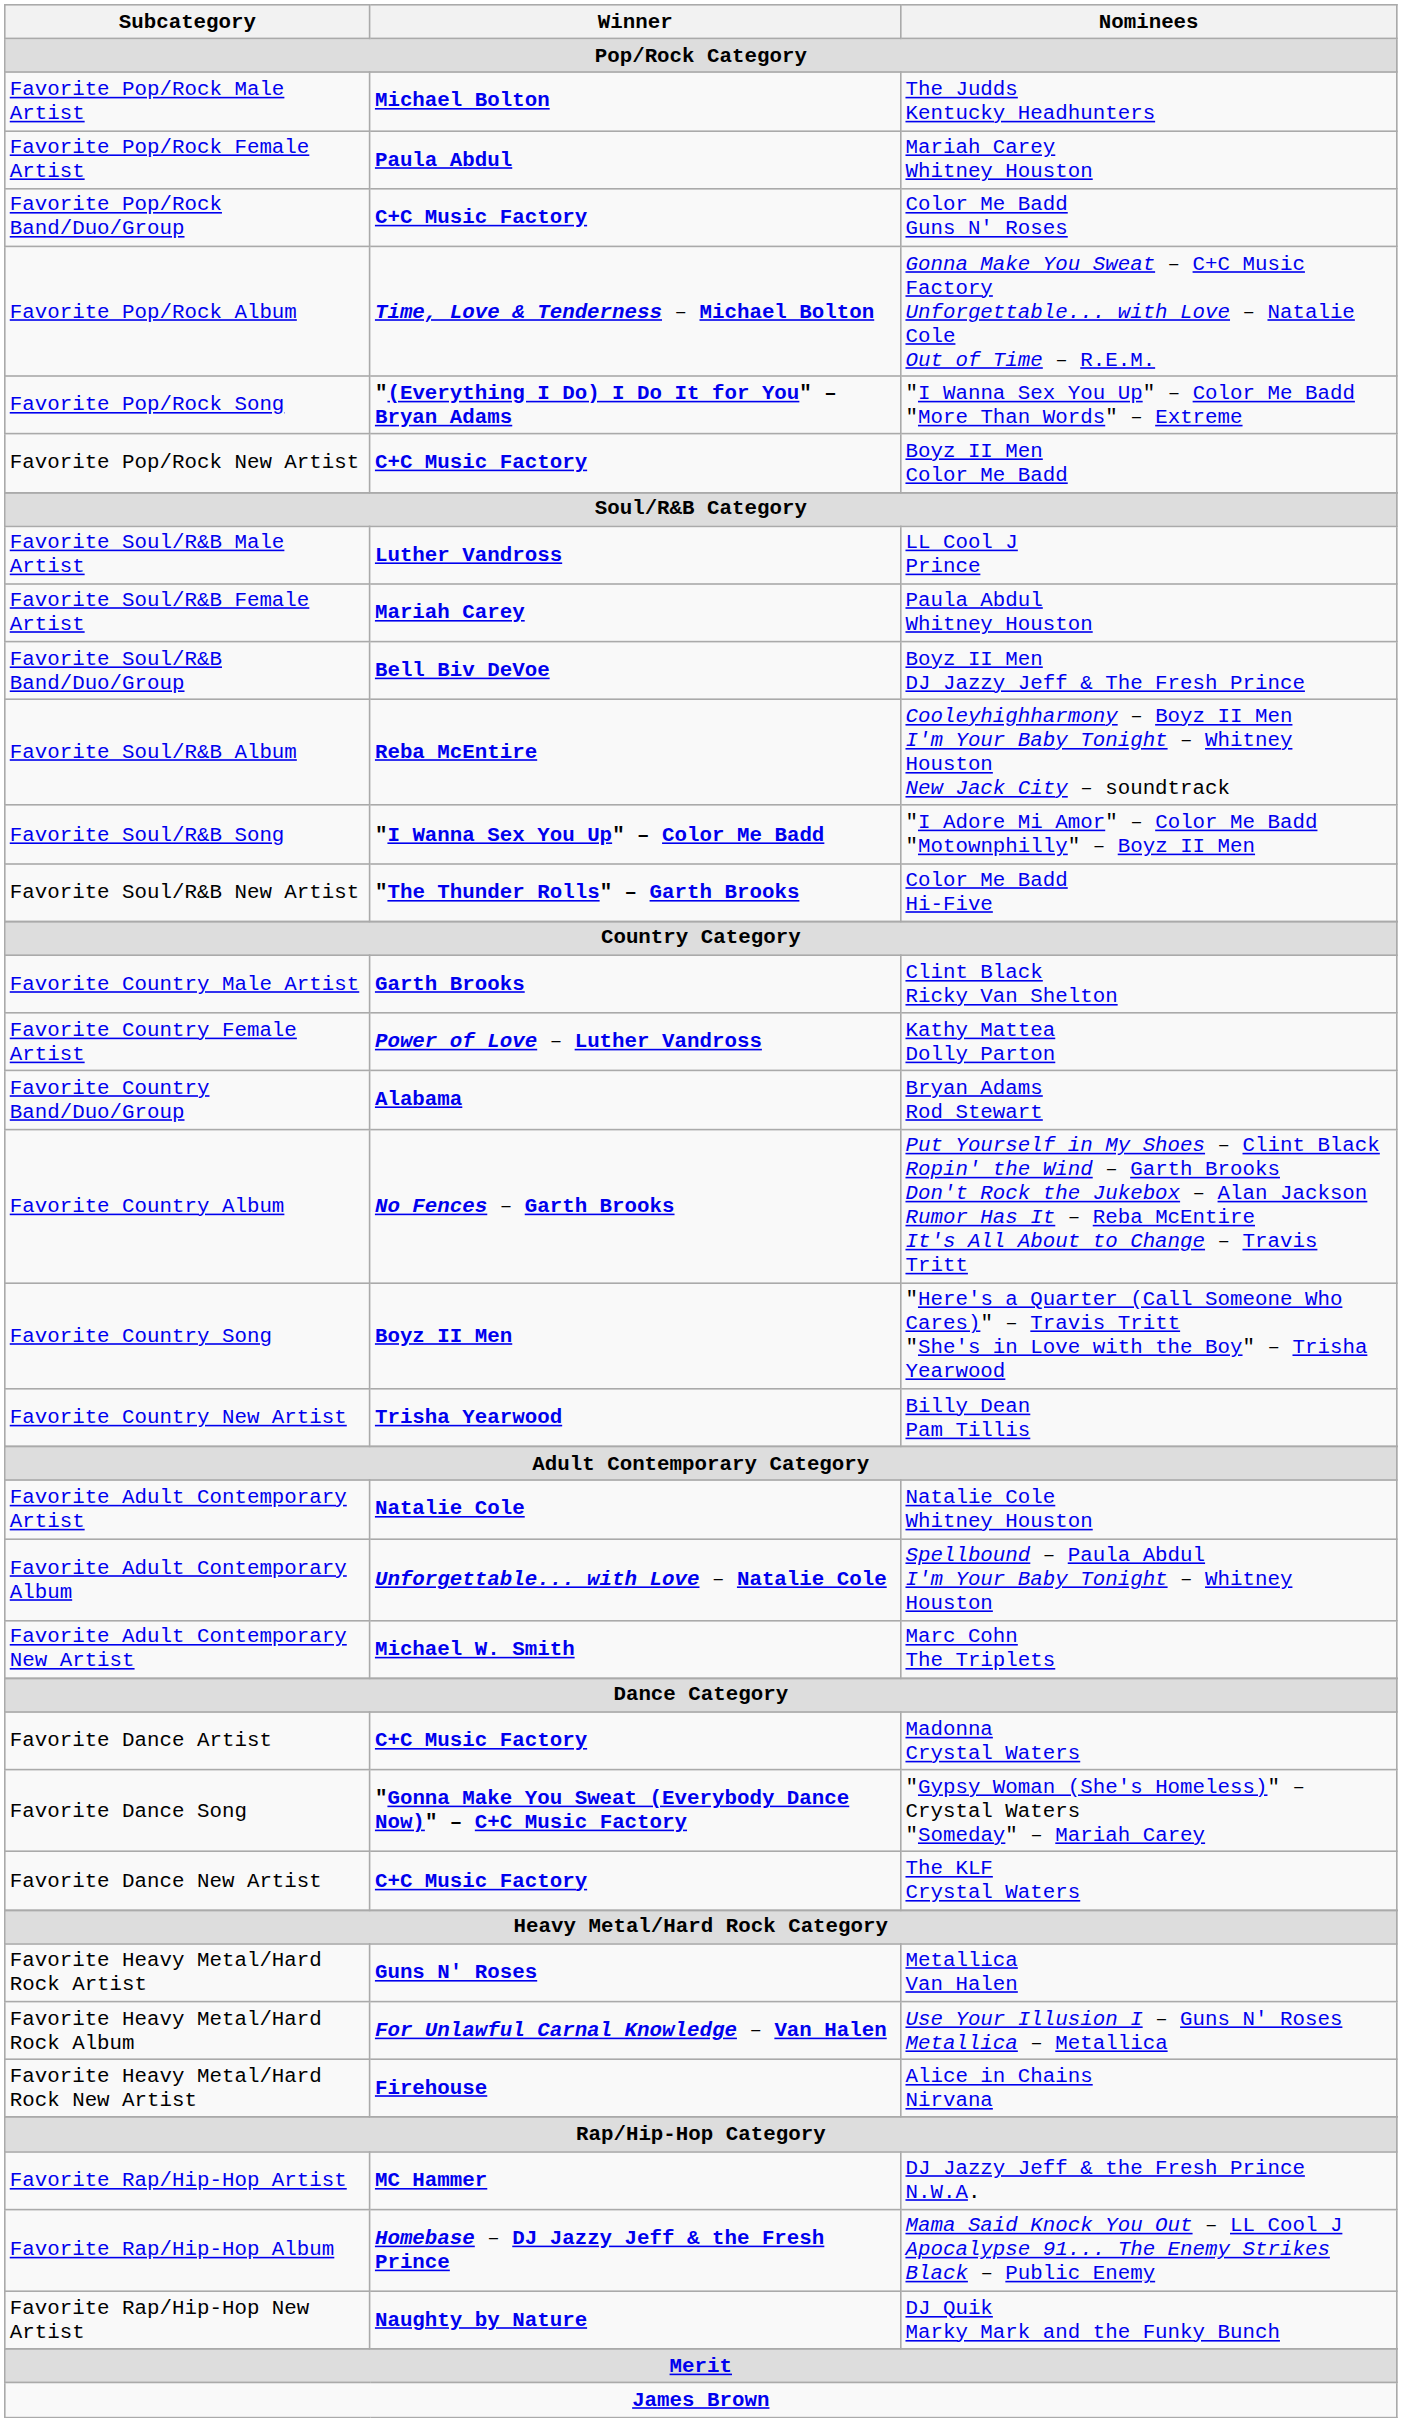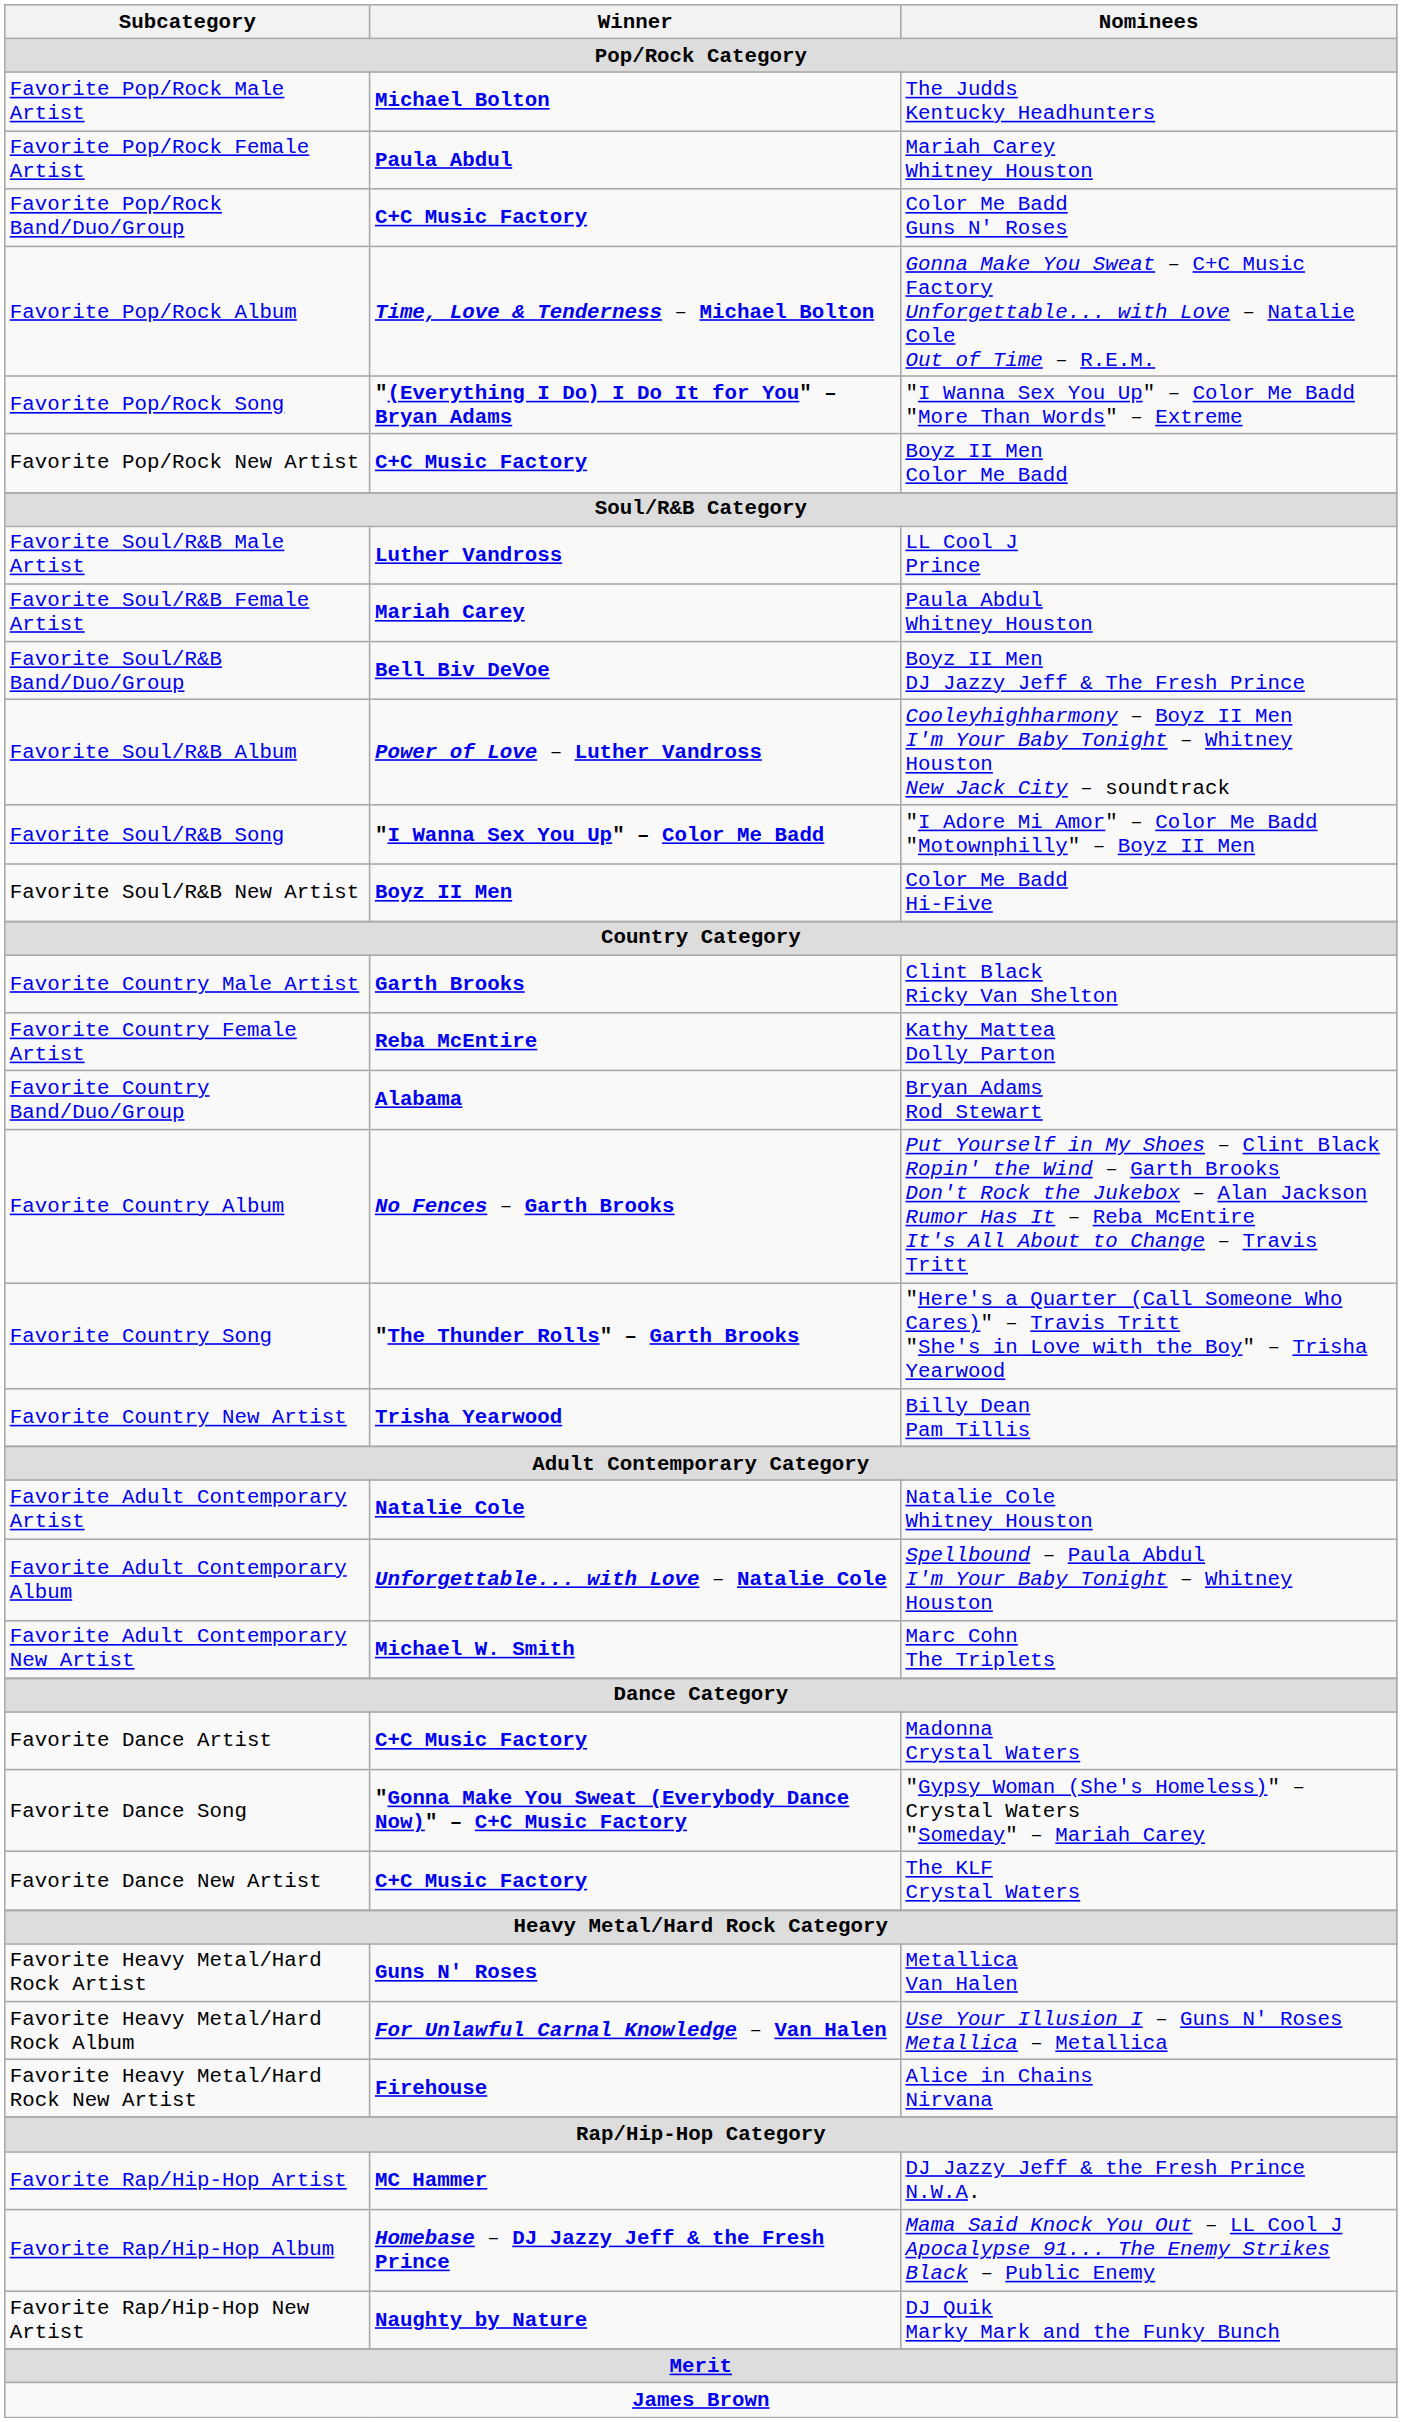(456, 753) Reba McEntire -> (568, 753) Power of Love – Luther Vandross
(587, 892) "The Thunder Rolls" – Garth Brooks -> (444, 892) Boyz II Men
(568, 1042) Power of Love – Luther Vandross -> (456, 1042) Reba McEntire
(444, 1336) Boyz II Men -> (587, 1336) "The Thunder Rolls" – Garth Brooks
